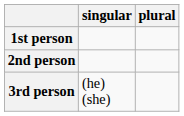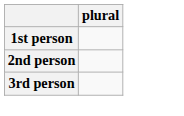- column: (107, 15)
